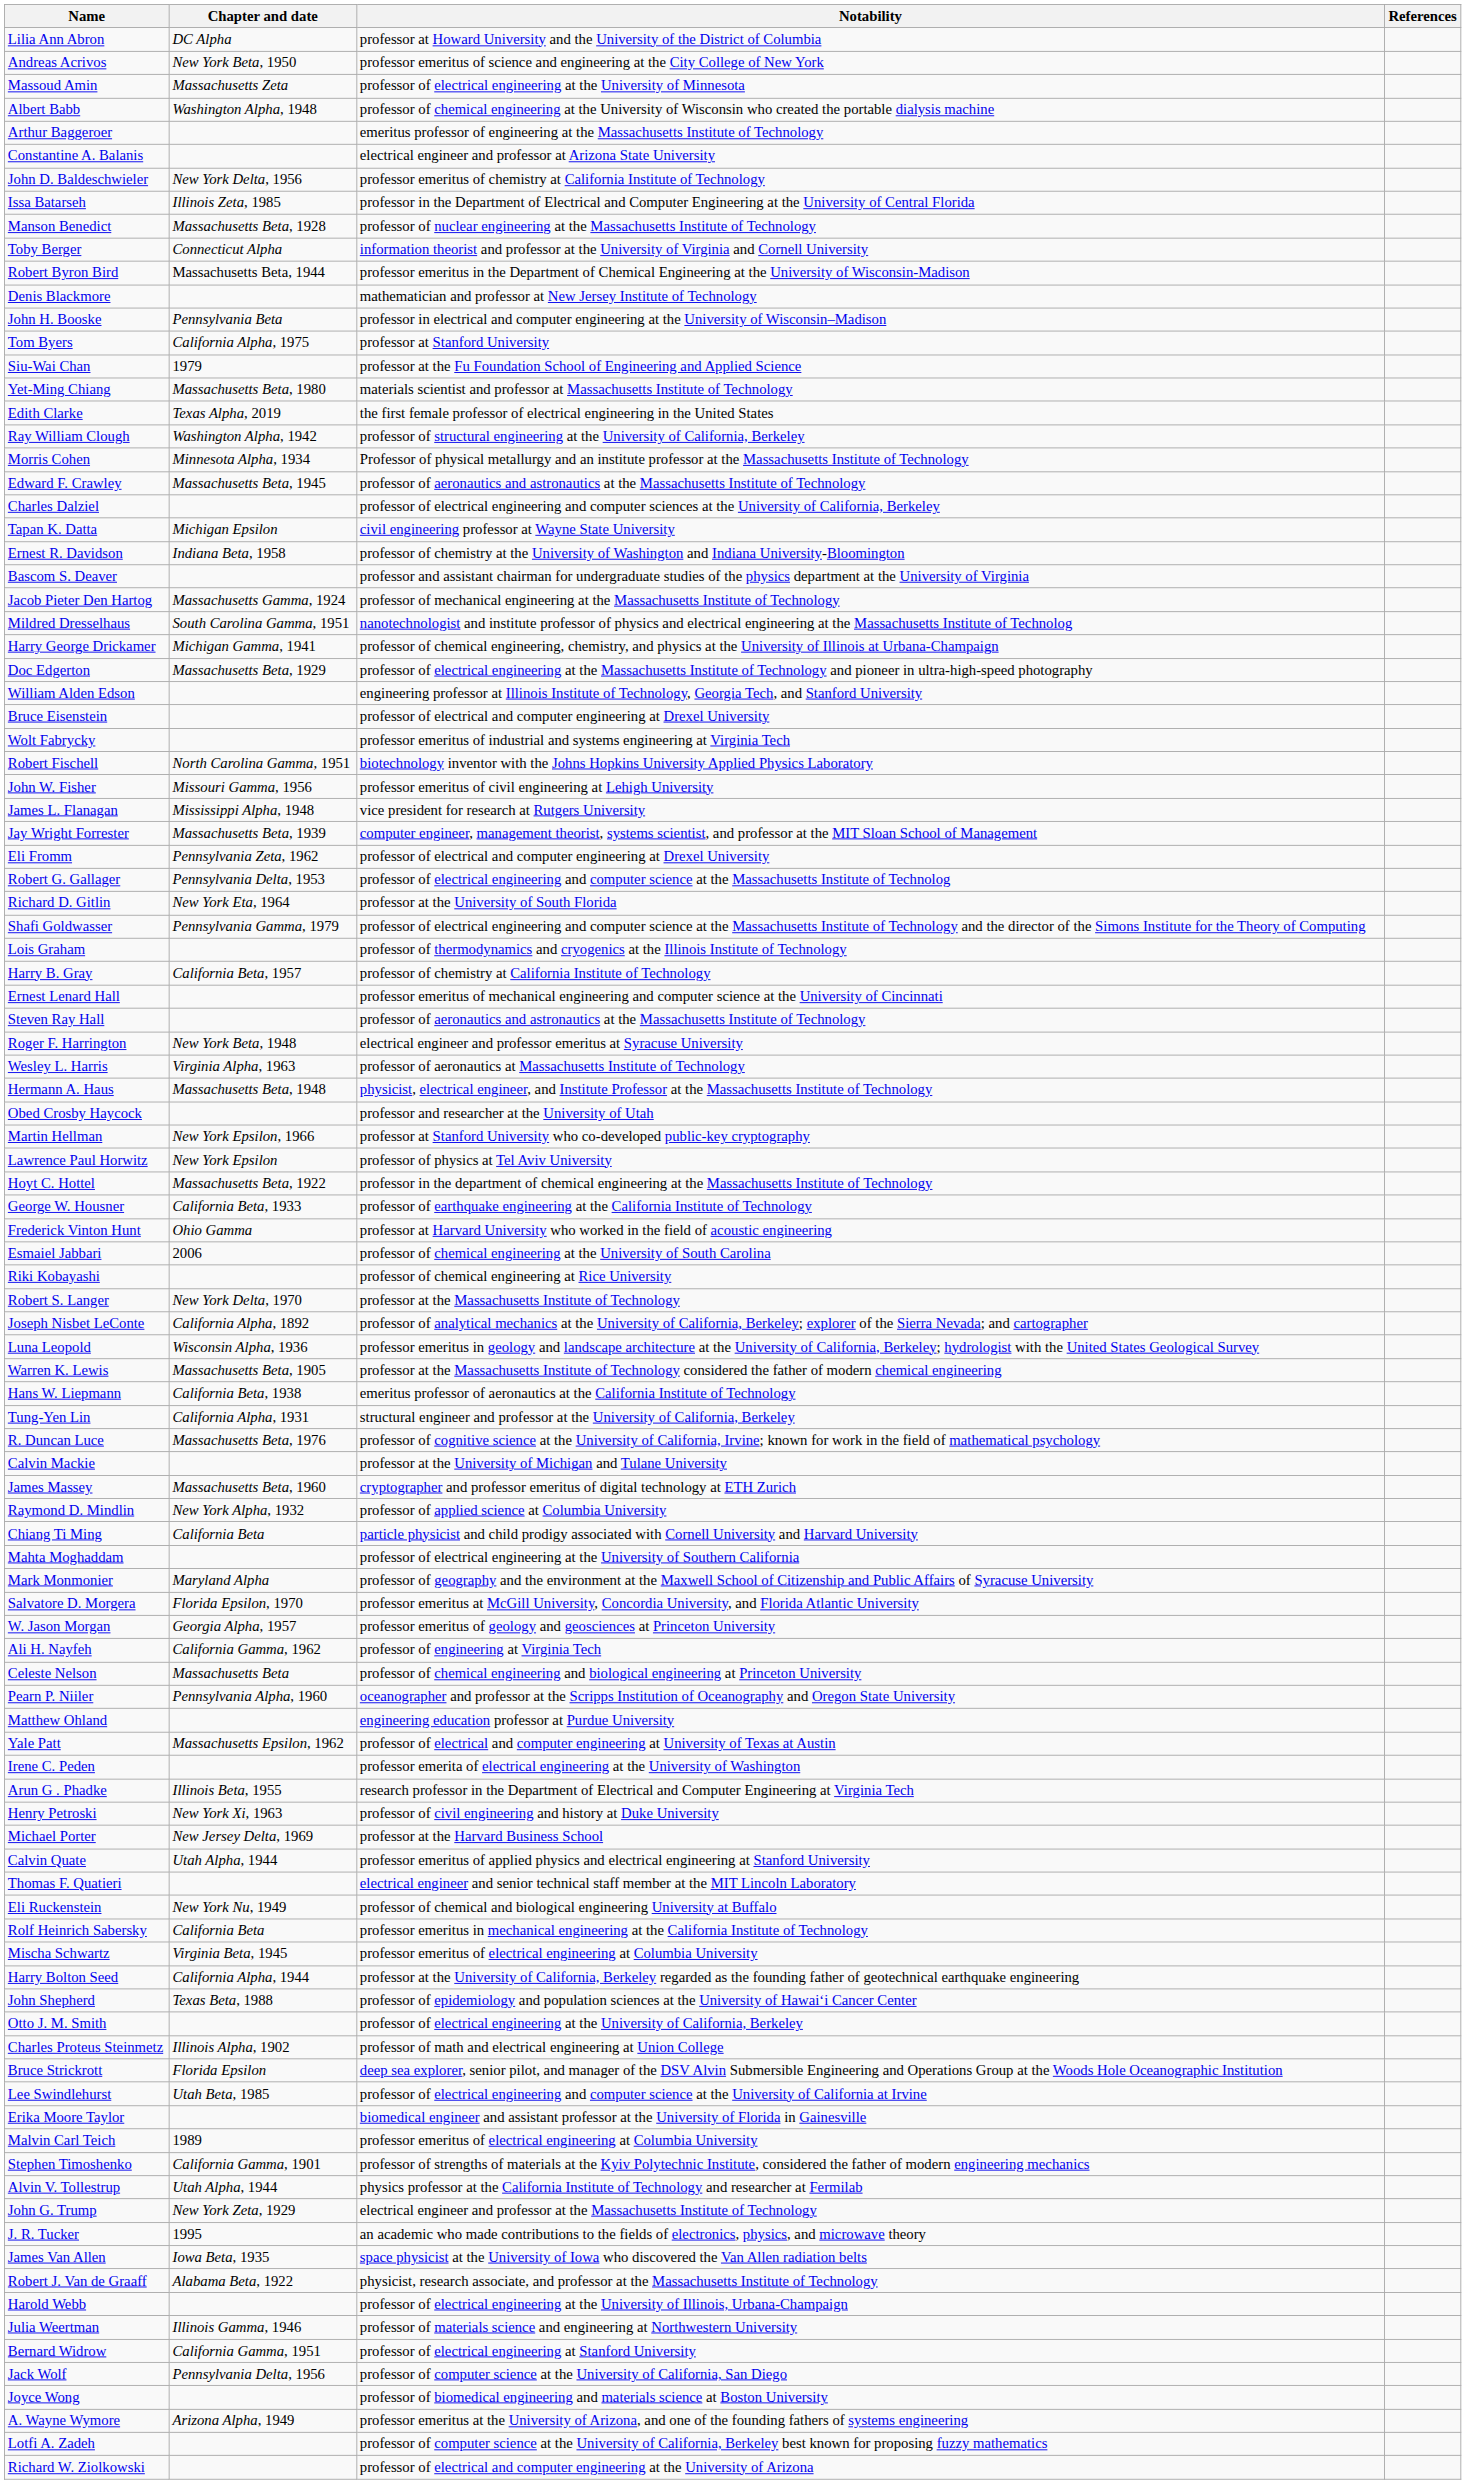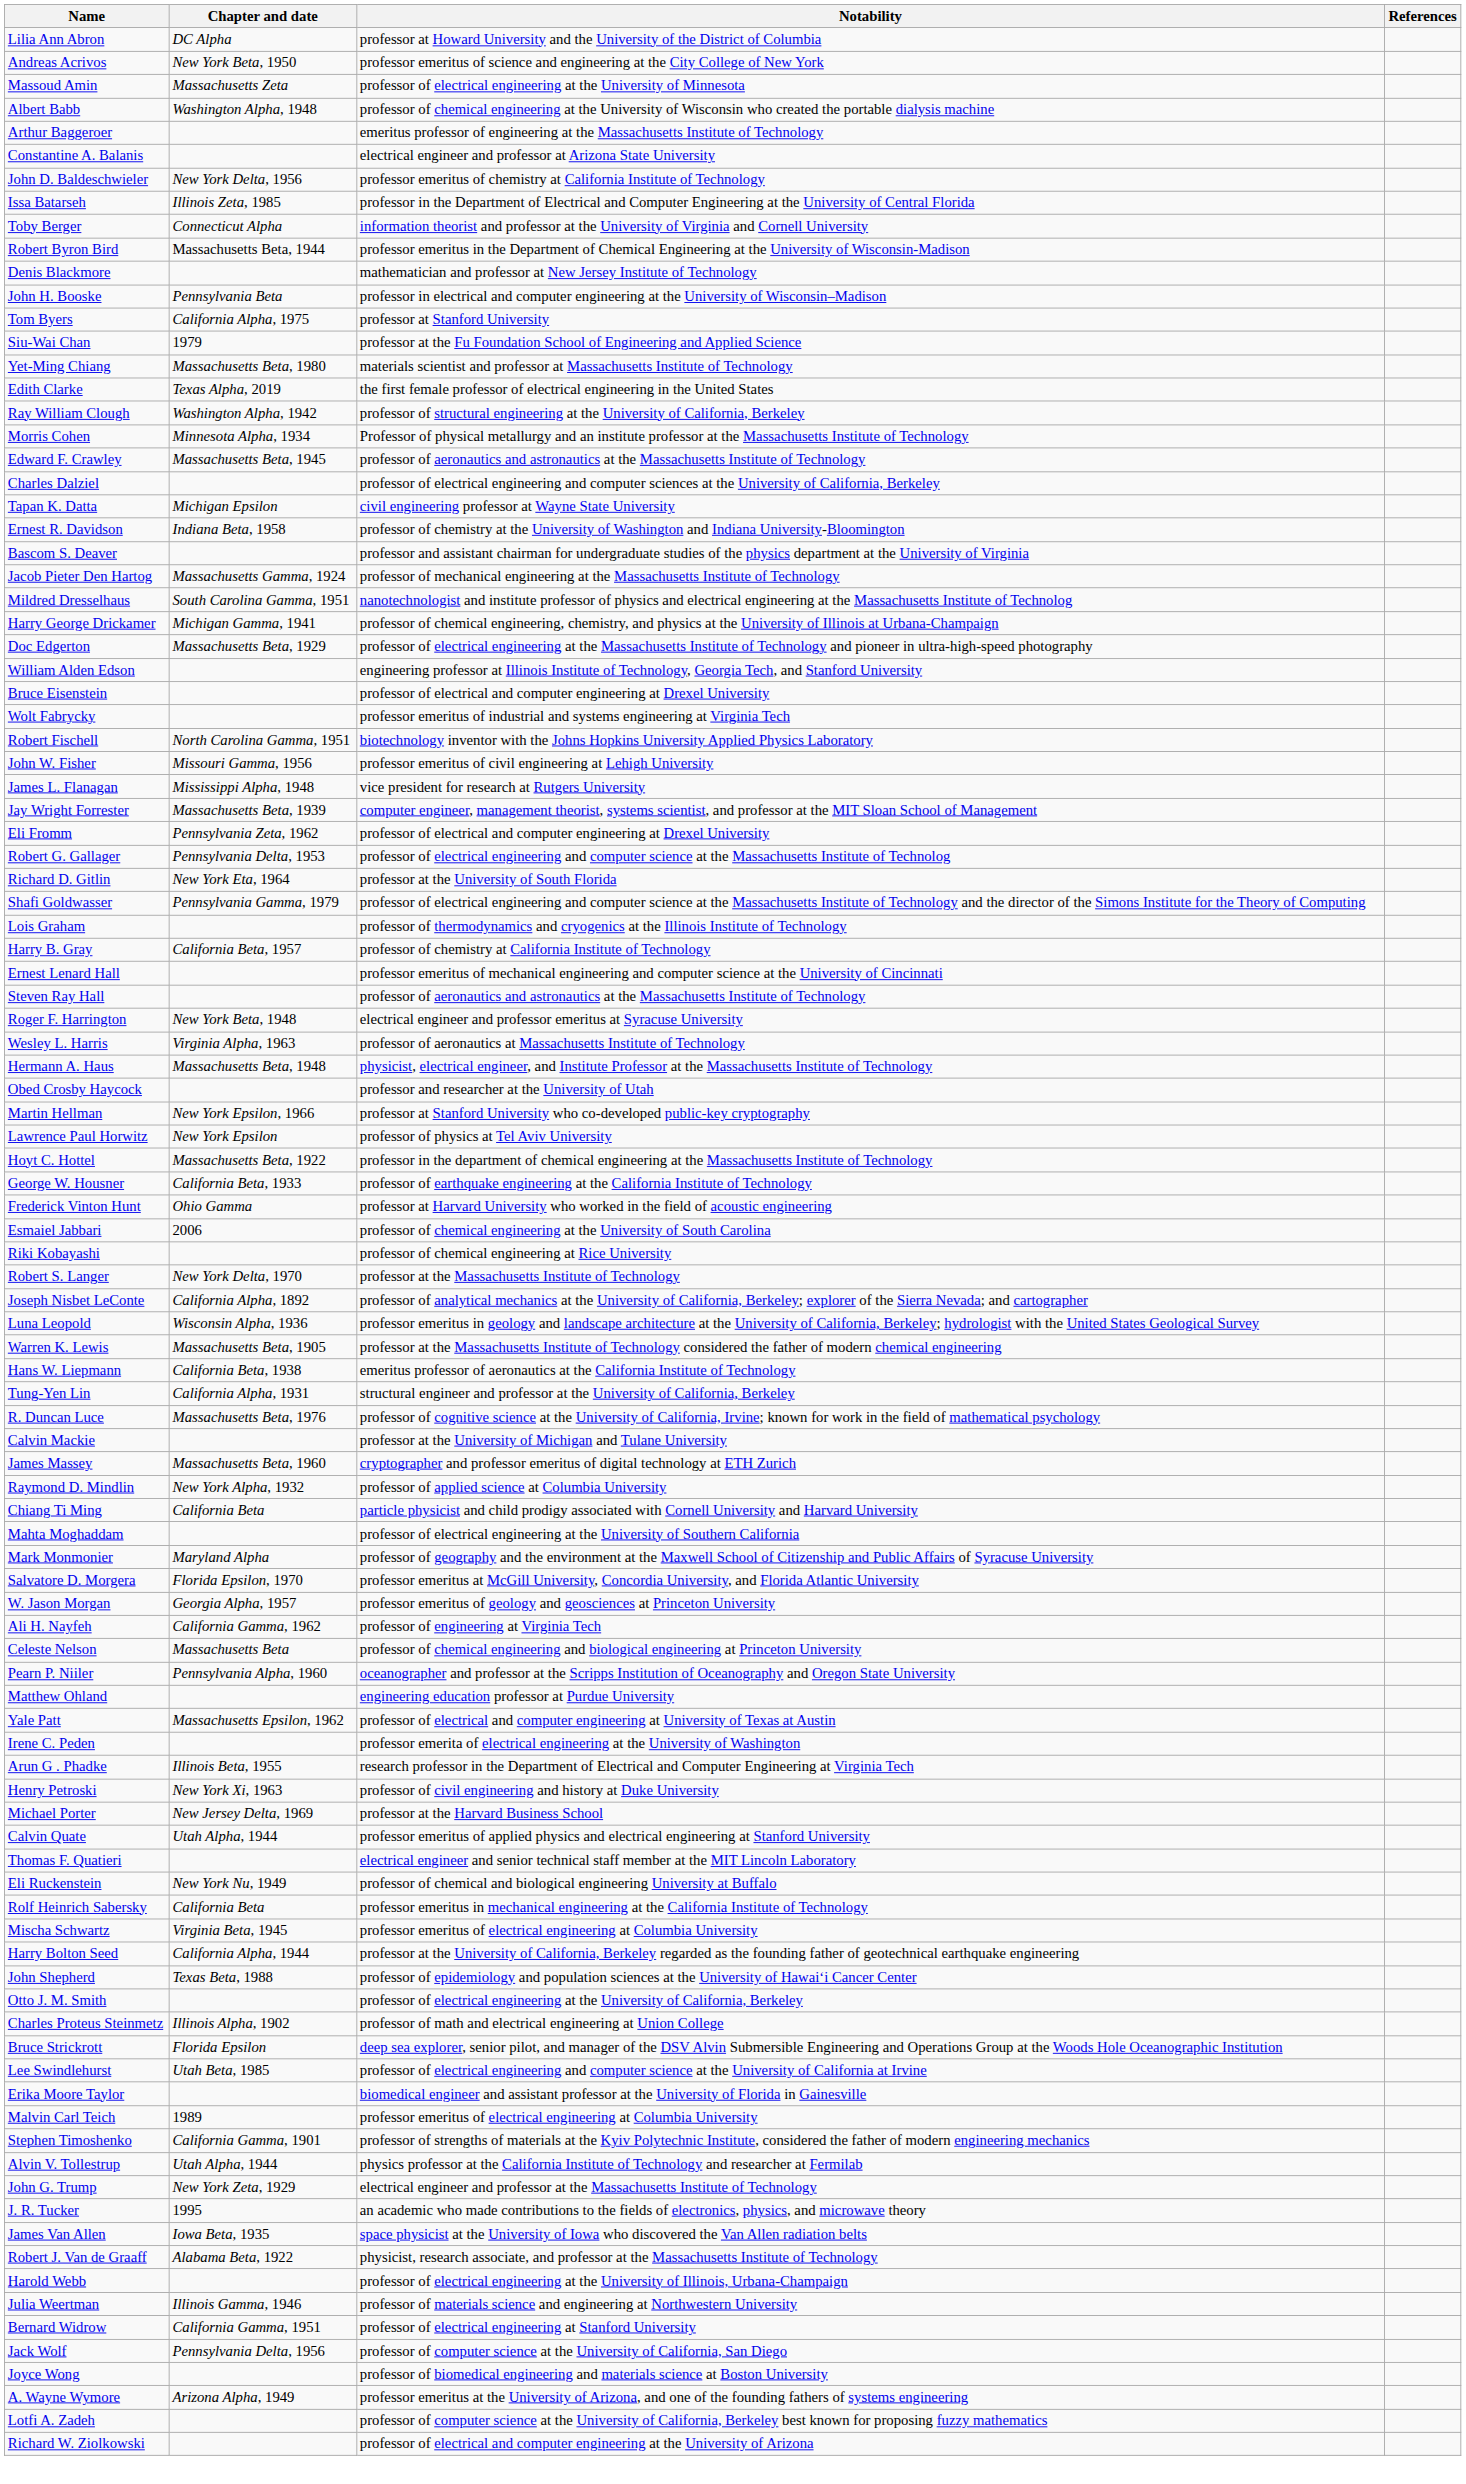- row: (60, 226)
